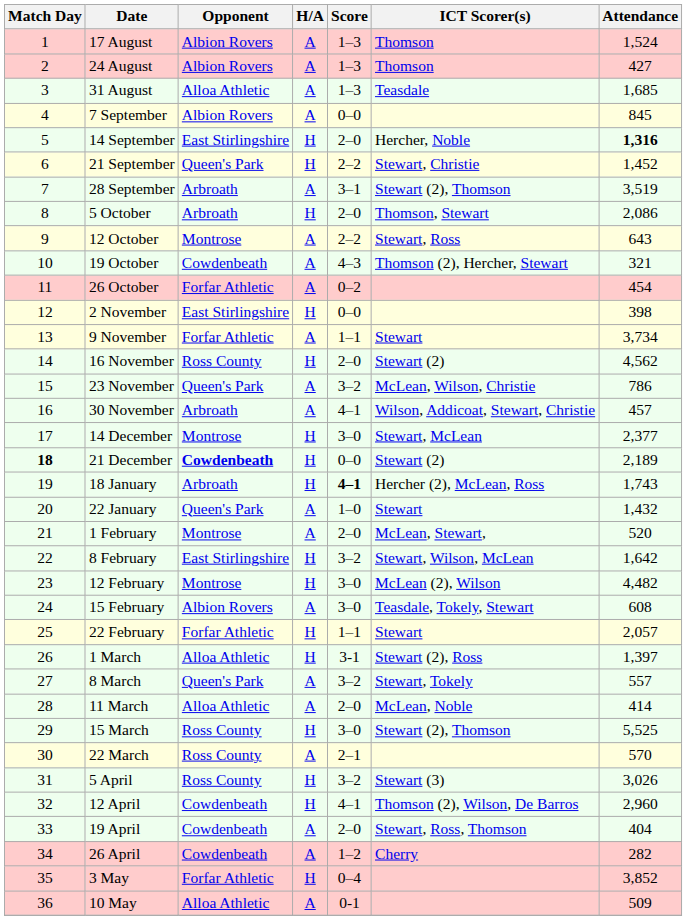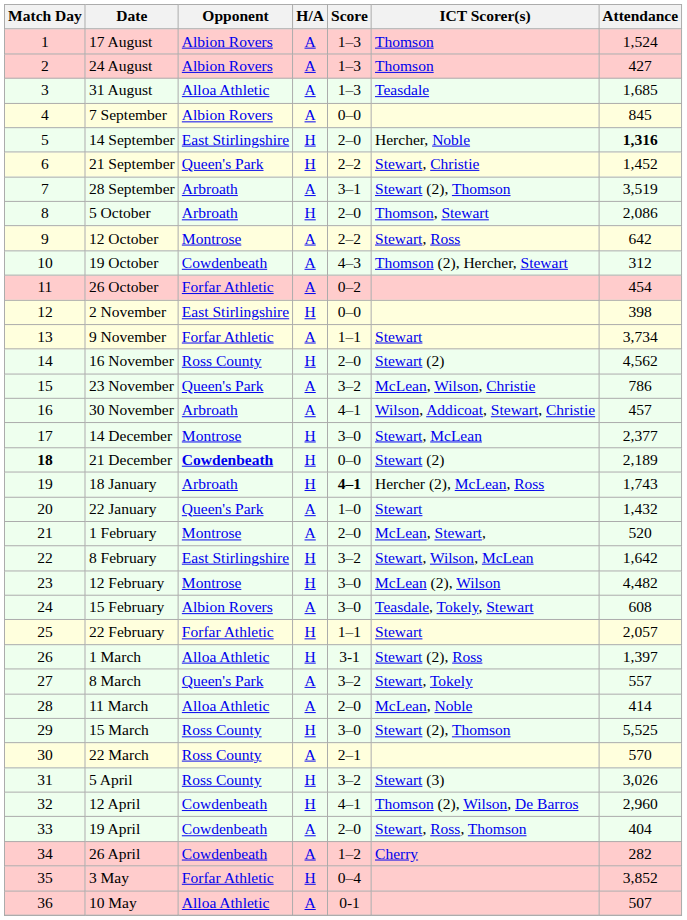(640, 238) 643 -> (640, 238) 642
(640, 262) 321 -> (640, 262) 312
(640, 902) 509 -> (640, 902) 507
